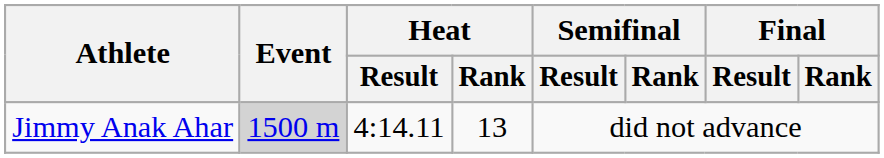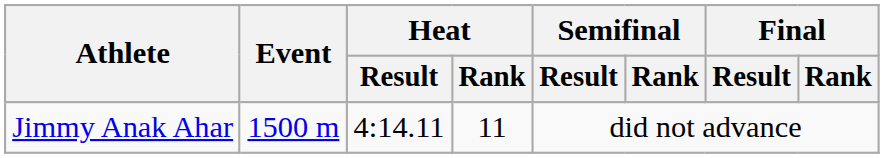(293, 127) lightgrey background -> (293, 127) no background
(492, 127) 13 -> (492, 127) 11
